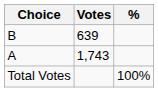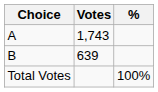rows swapped: (12, 55) <-> (12, 35)
